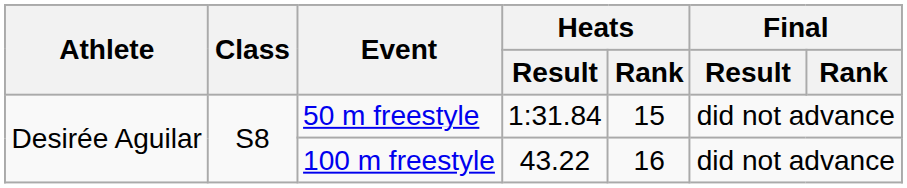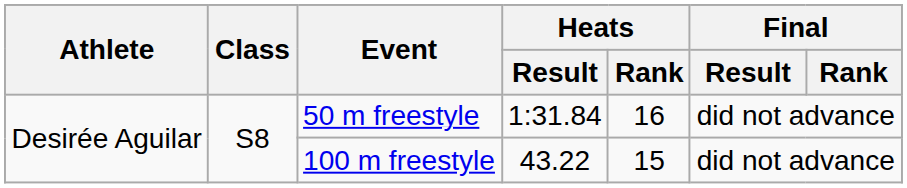(649, 116) 15 -> (649, 116) 16
(649, 161) 16 -> (649, 161) 15
